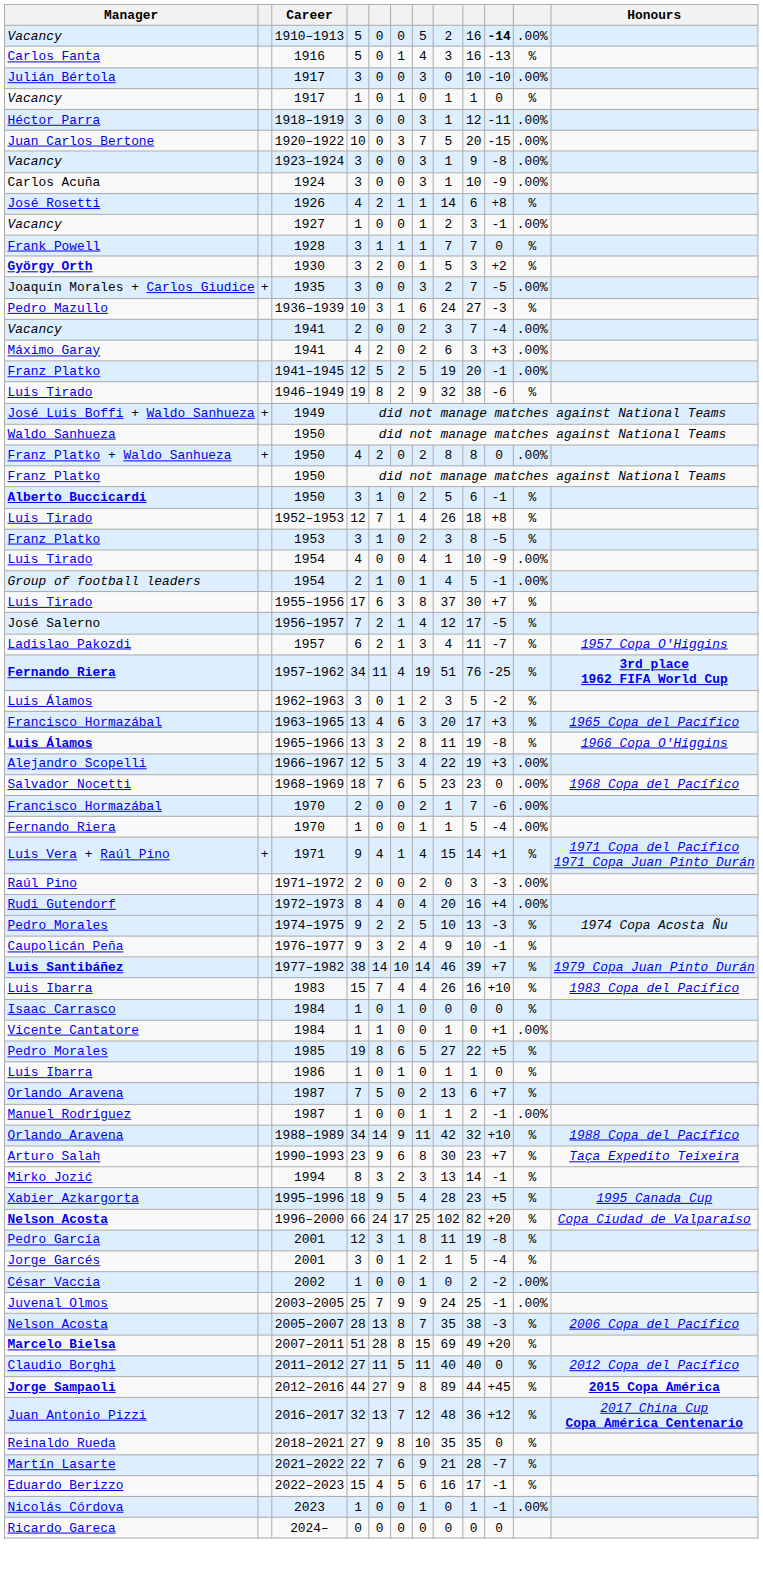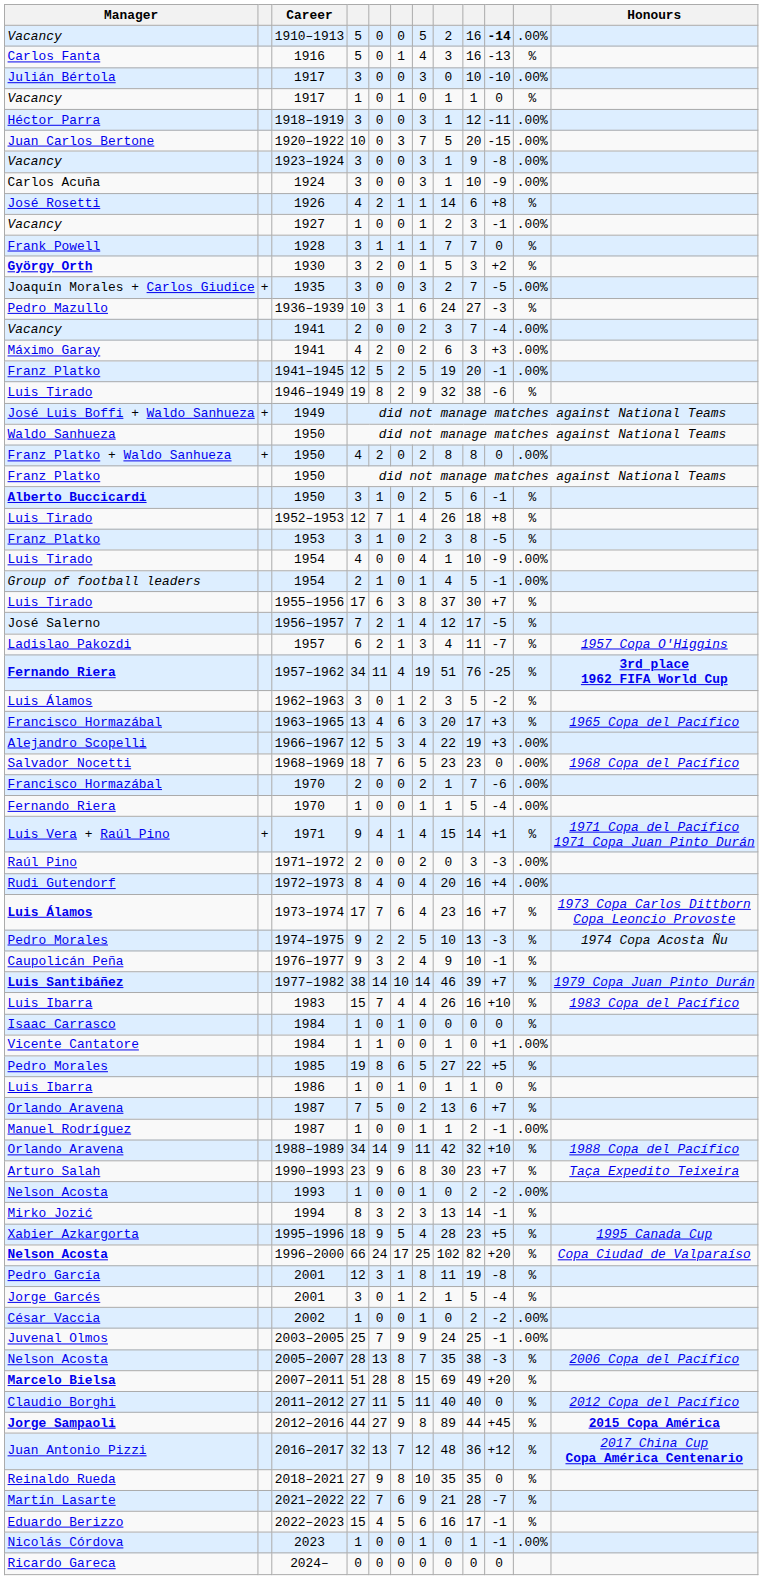- row: (50, 743)
+ row: (50, 912)
+ row: (58, 1192)
